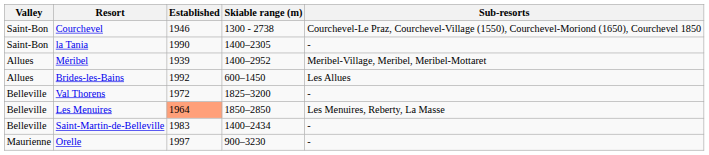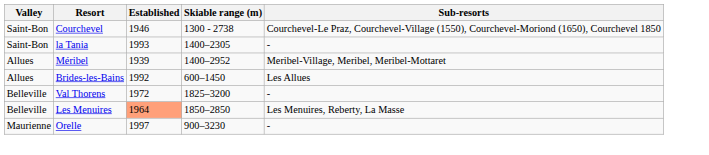(179, 45) 1990 -> (139, 45) 1993
- row: (110, 126)
